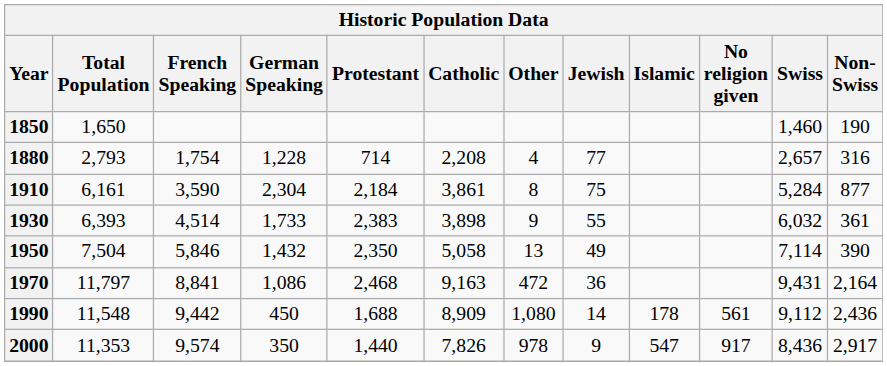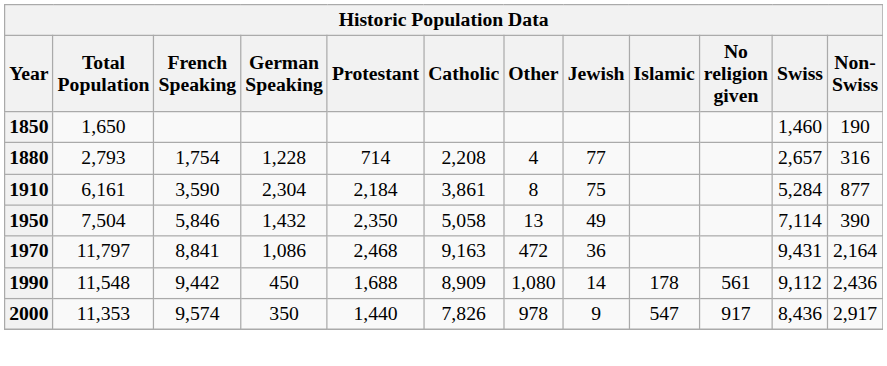- row: (29, 220)
